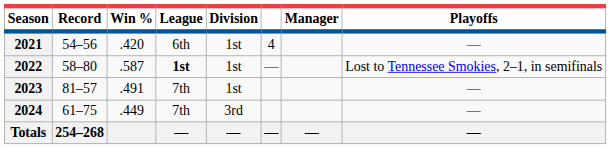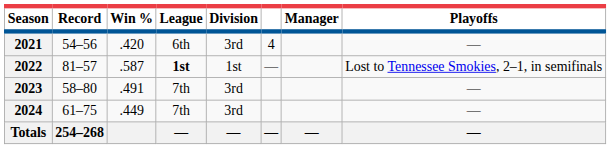(234, 44) 1st -> (234, 44) 3rd
(80, 66) 58–80 -> (80, 66) 81–57
(80, 88) 81–57 -> (80, 88) 58–80
(234, 88) 1st -> (234, 88) 3rd
